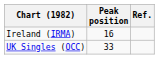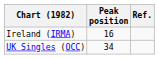(109, 47) 33 -> (109, 47) 34
